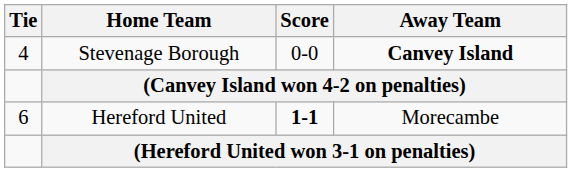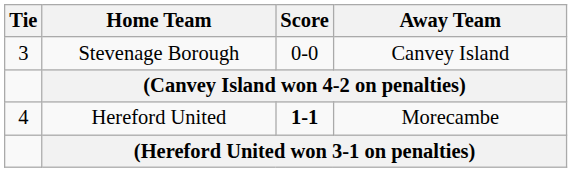(23, 53) 4 -> (23, 53) 3
(450, 53) bold -> (450, 53) normal
(23, 118) 6 -> (23, 118) 4
